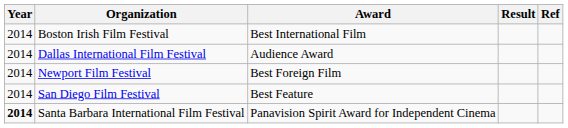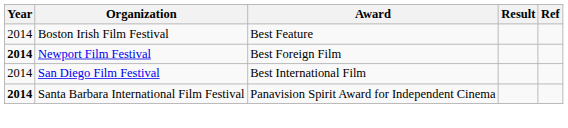(308, 34) Best International Film -> (282, 34) Best Feature
- row: (122, 53)
(20, 73) normal -> (20, 53) bold
(282, 93) Best Feature -> (308, 73) Best International Film
